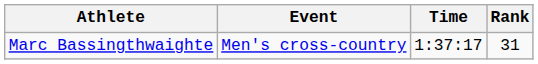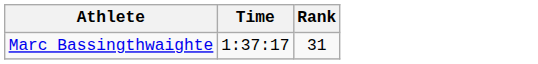- column: (314, 18)
